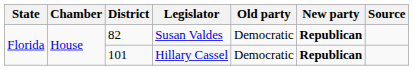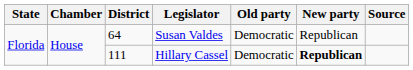(114, 34) 82 -> (114, 34) 64
(331, 34) bold -> (329, 34) normal
(118, 55) 101 -> (117, 55) 111
